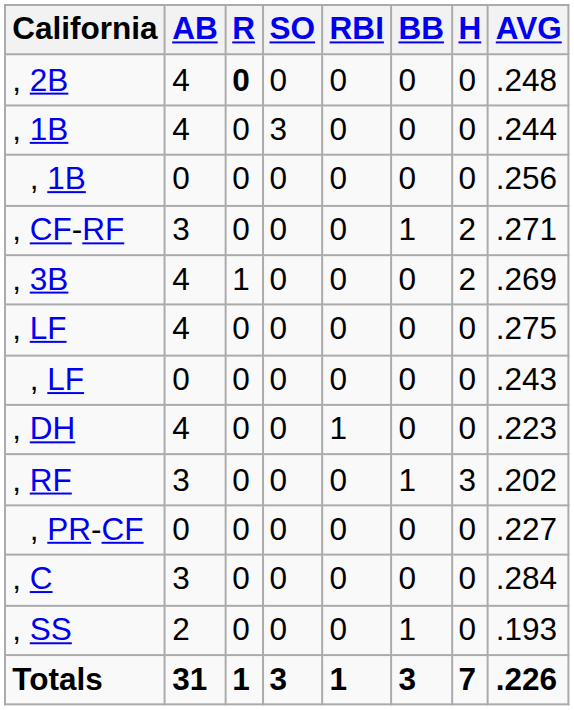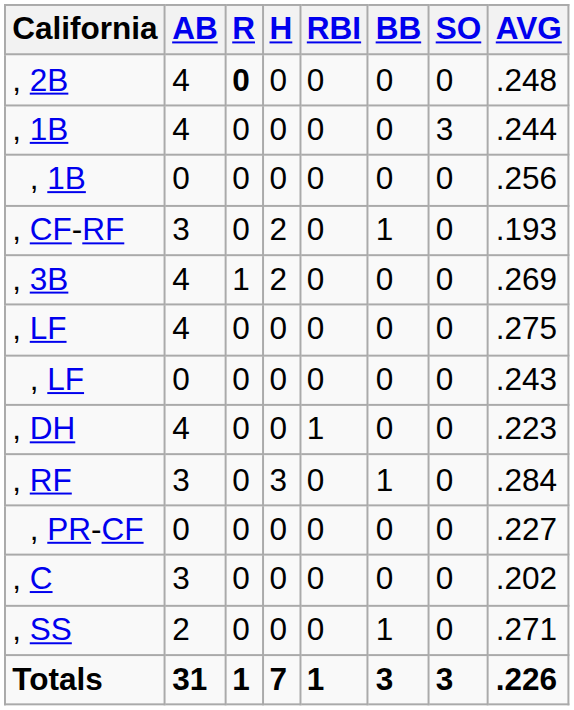columns swapped: (470, 29) <-> (292, 29)
(526, 229) .271 -> (526, 229) .193
(526, 479) .202 -> (526, 479) .284
(526, 579) .284 -> (526, 579) .202
(526, 629) .193 -> (526, 629) .271
